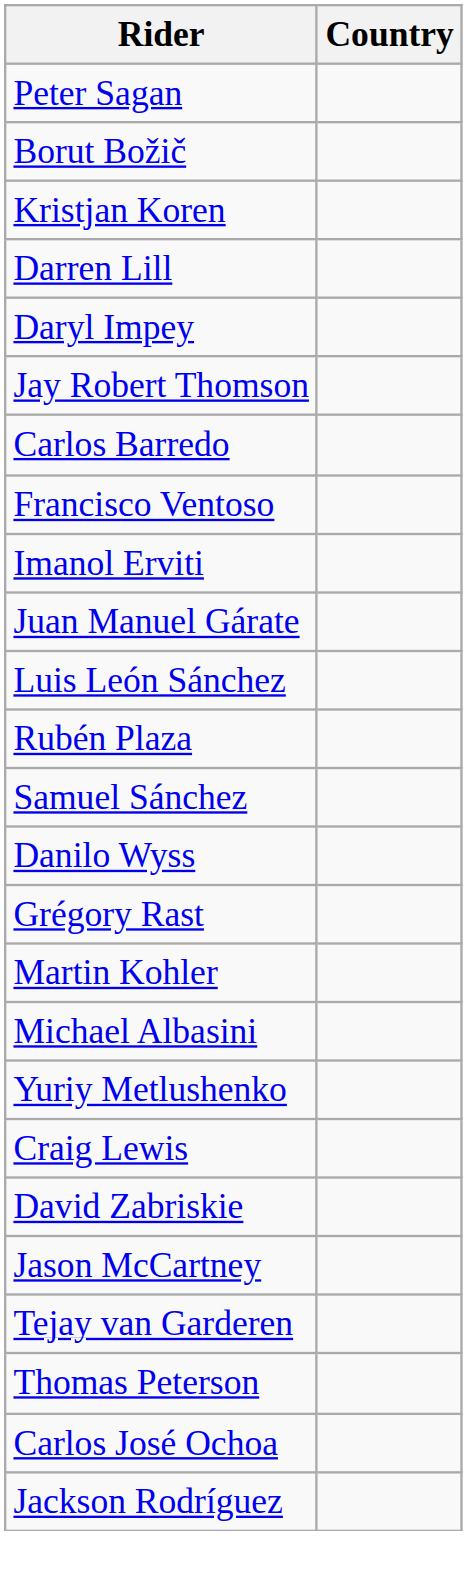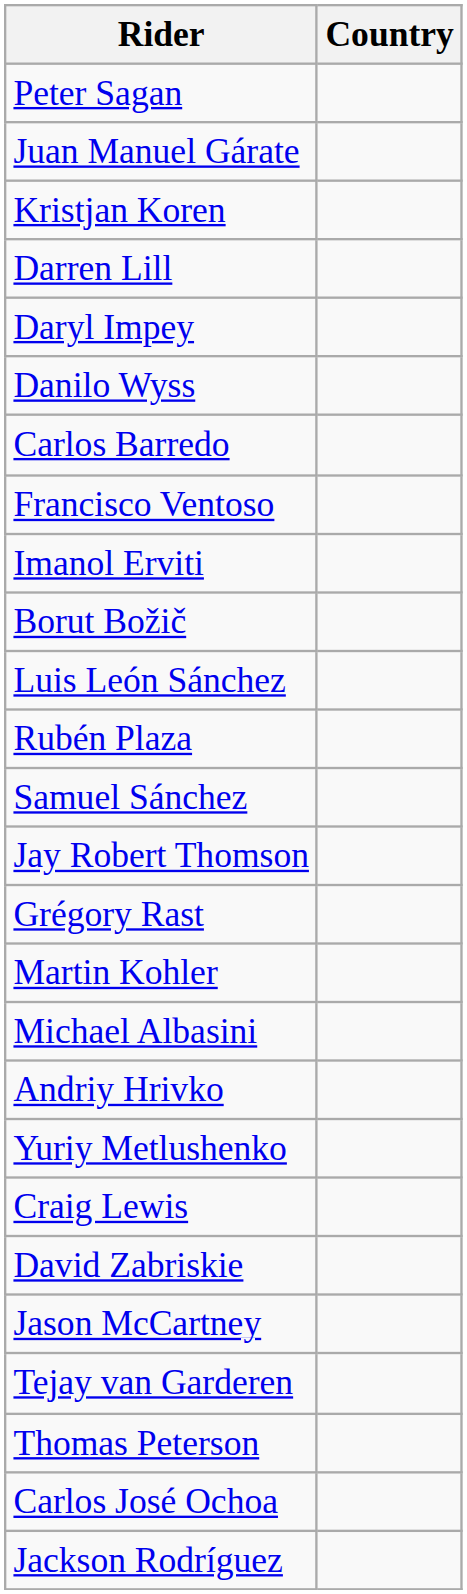rows swapped: (100, 151) <-> (157, 620)
rows swapped: (161, 385) <-> (104, 855)
+ row: (119, 1089)
